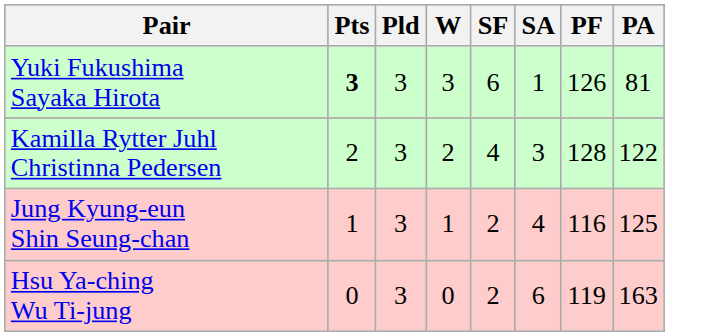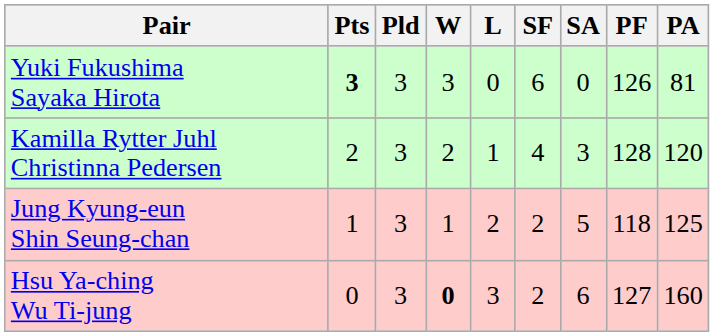+ column: (493, 25)
(538, 81) 1 -> (583, 81) 0
(638, 152) 122 -> (683, 152) 120
(538, 223) 4 -> (583, 223) 5
(587, 223) 116 -> (632, 223) 118
(448, 295) normal -> (448, 295) bold
(587, 295) 119 -> (632, 295) 127
(638, 295) 163 -> (683, 295) 160
